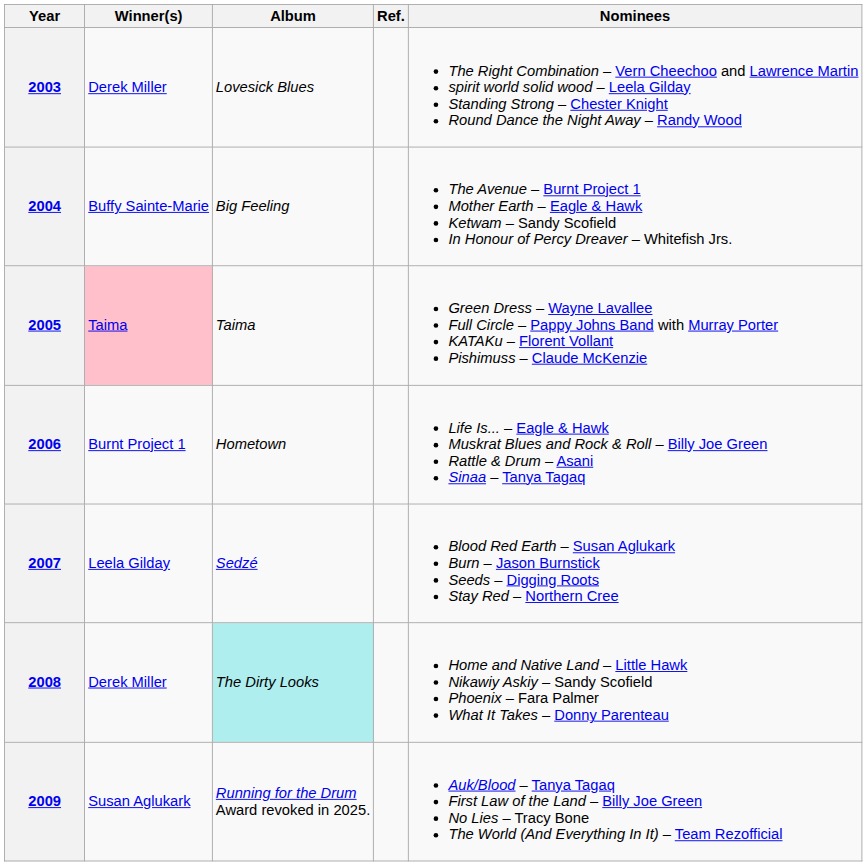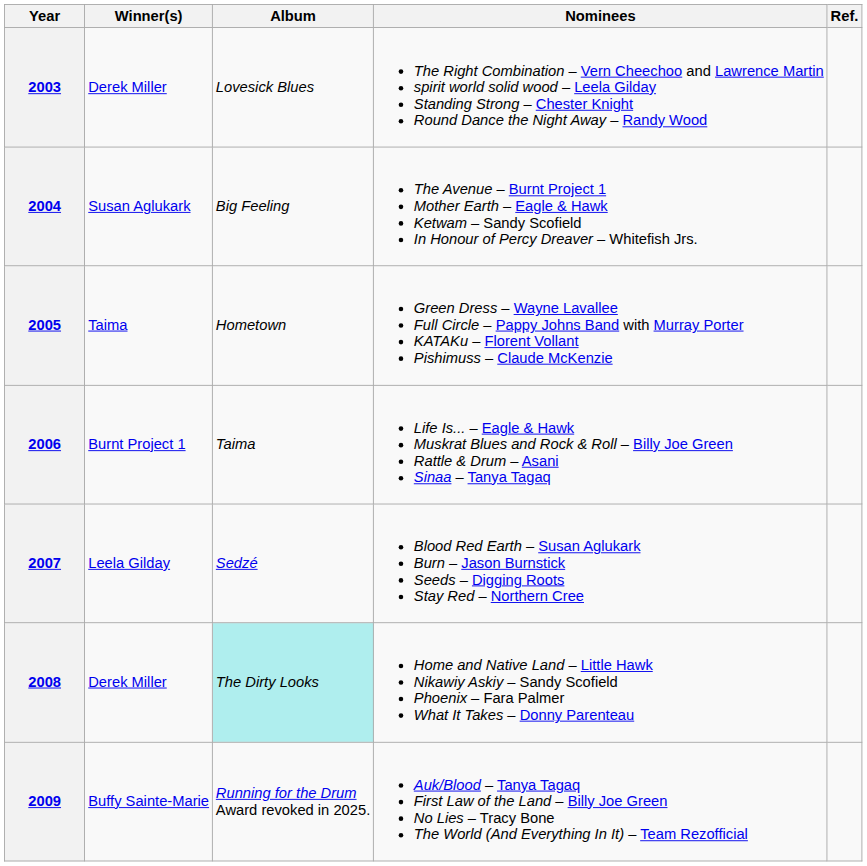columns swapped: (635, 16) <-> (391, 16)
(149, 206) Buffy Sainte-Marie -> (139, 206) Susan Aglukark
(108, 325) pink background -> (108, 325) no background
(236, 325) Taima -> (251, 325) Hometown
(251, 444) Hometown -> (236, 444) Taima
(139, 801) Susan Aglukark -> (149, 801) Buffy Sainte-Marie
